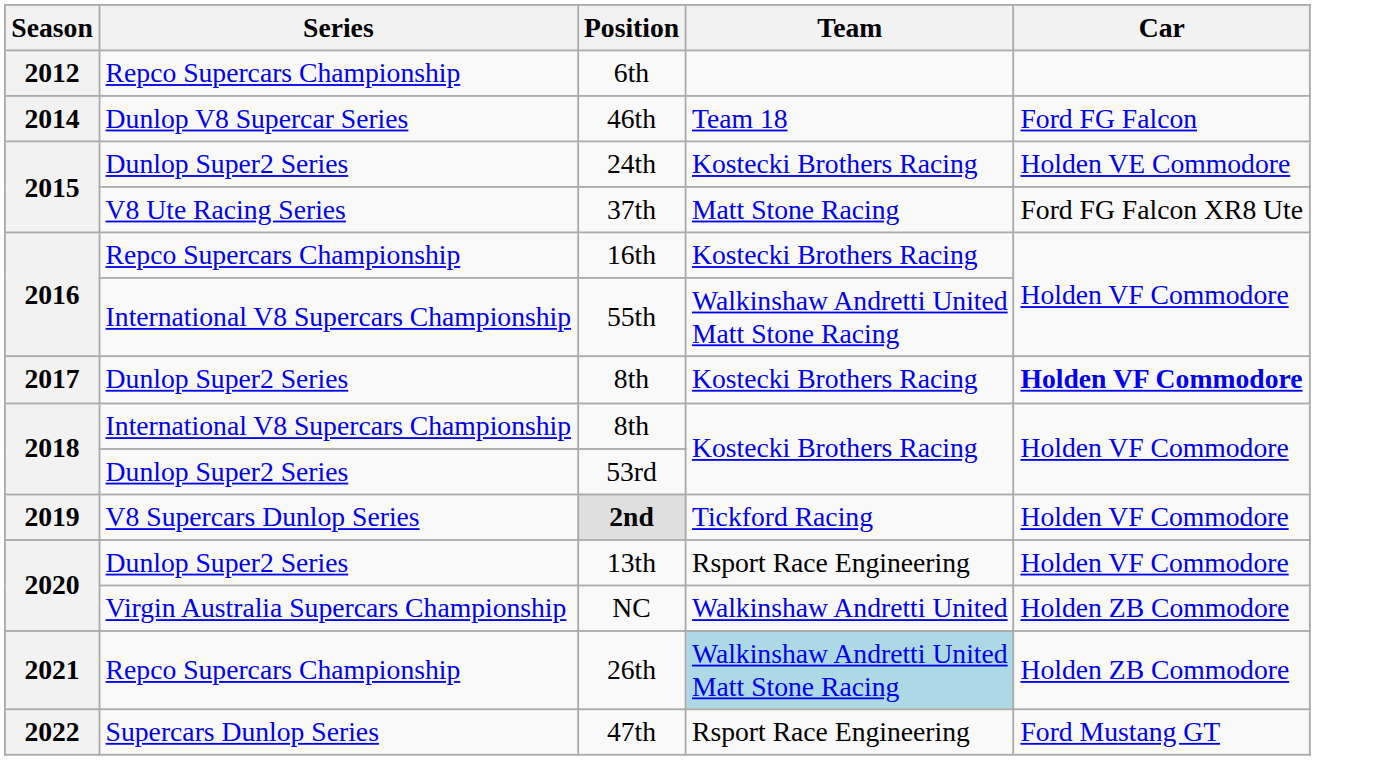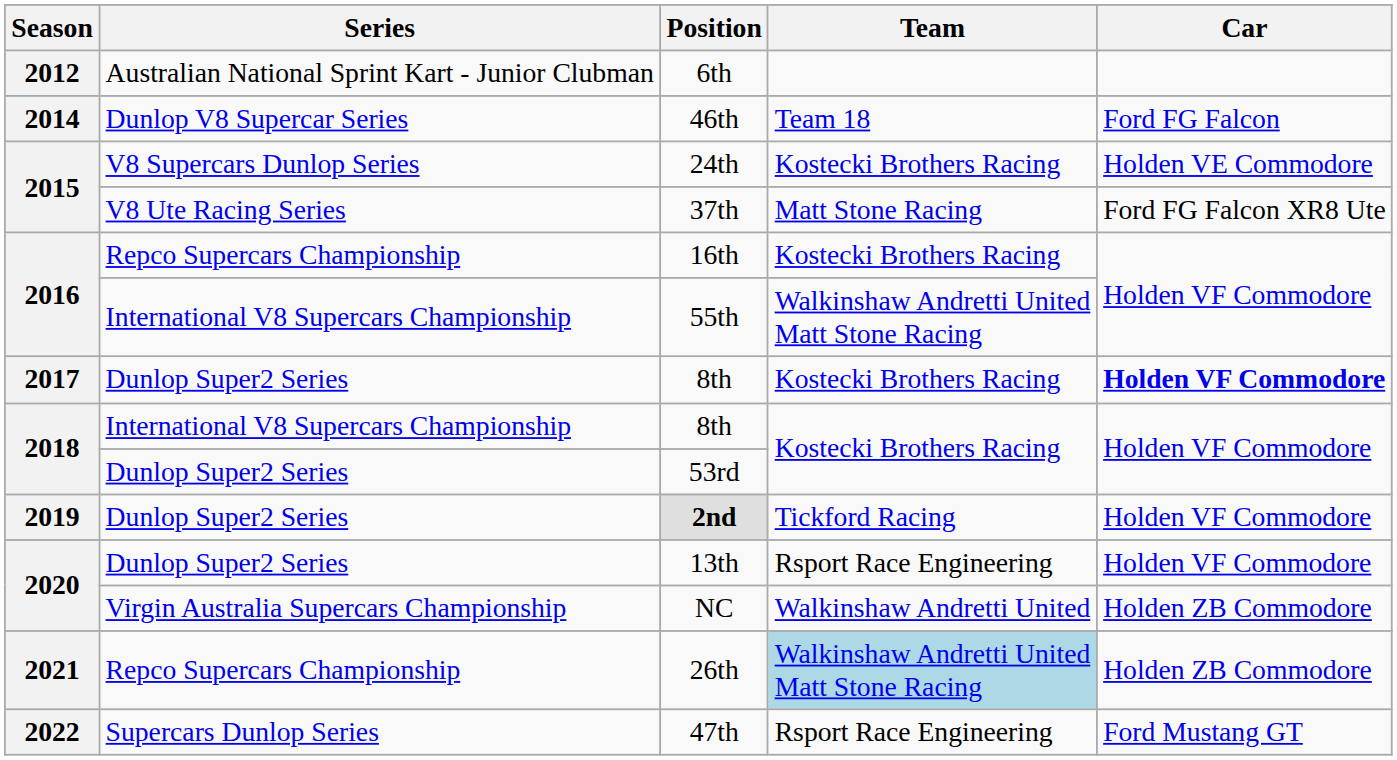(283, 73) Repco Supercars Championship -> (380, 73) Australian National Sprint Kart - Junior Clubman
(227, 164) Dunlop Super2 Series -> (263, 164) V8 Supercars Dunlop Series
(263, 516) V8 Supercars Dunlop Series -> (227, 516) Dunlop Super2 Series
